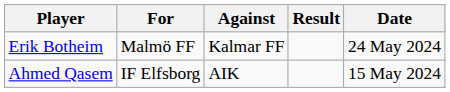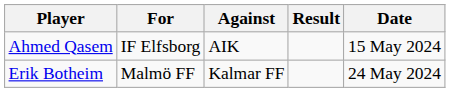rows swapped: (61, 73) <-> (56, 45)
